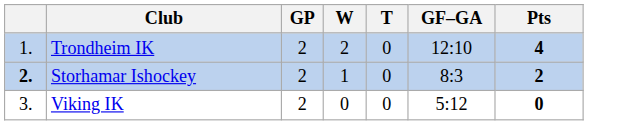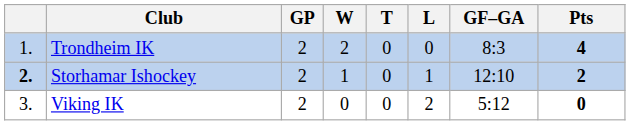+ column: (429, 18)
(452, 47) 12:10 -> (494, 47) 8:3
(452, 76) 8:3 -> (494, 76) 12:10
